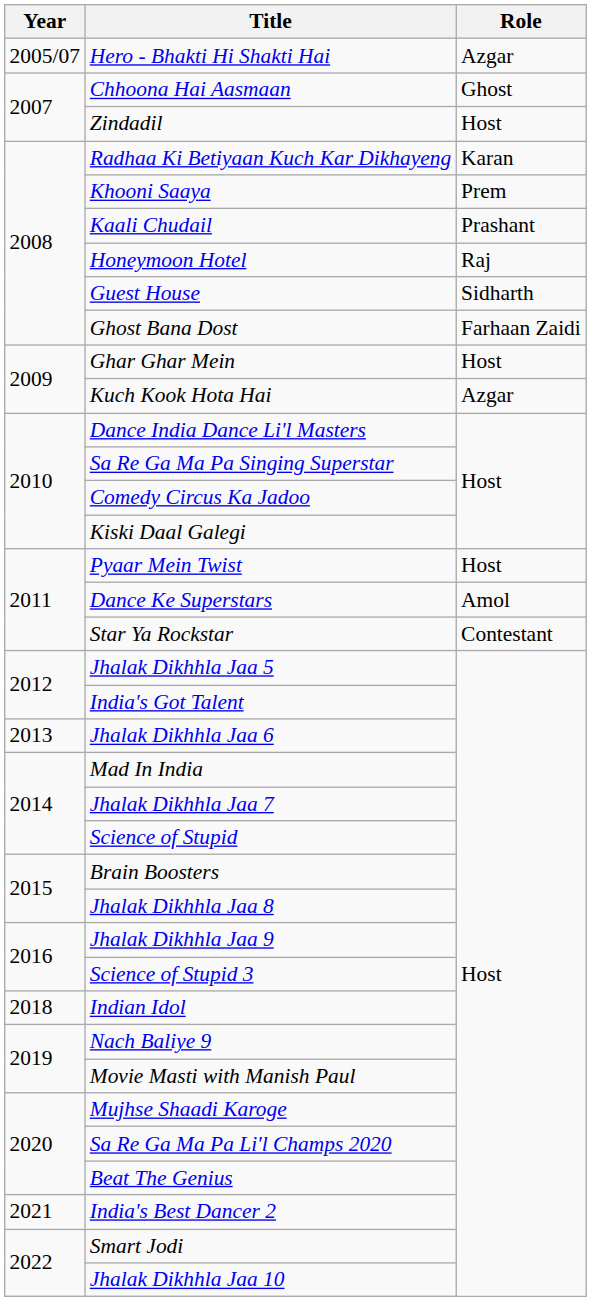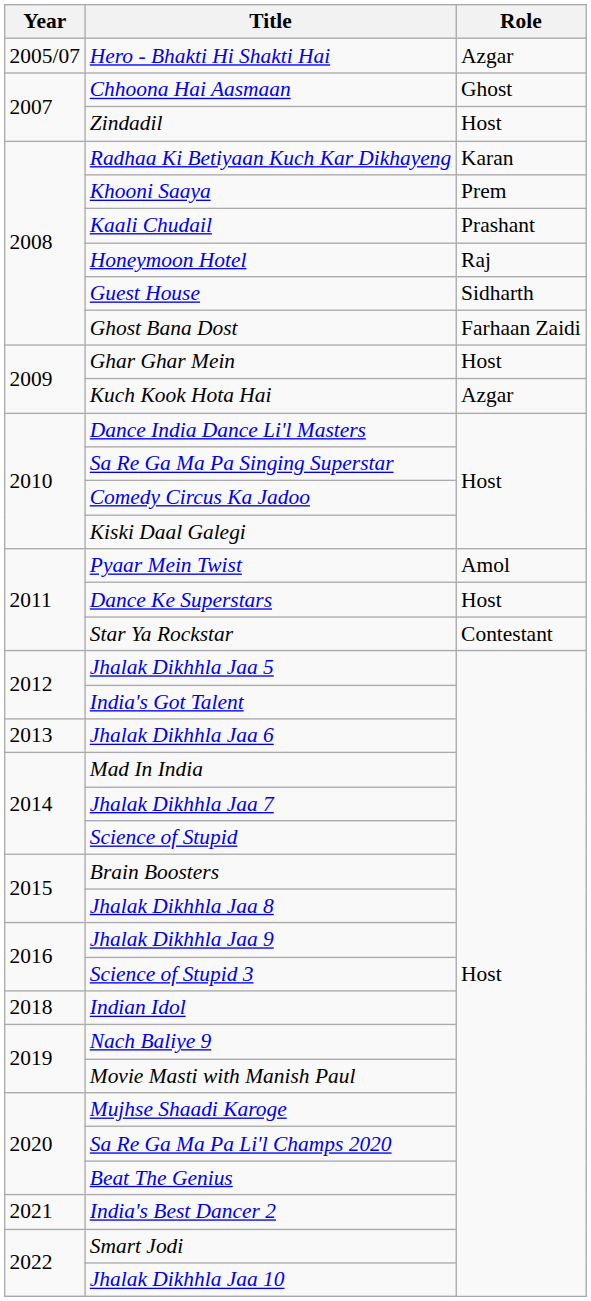(481, 565) Host -> (486, 565) Amol
(486, 599) Amol -> (481, 599) Host
